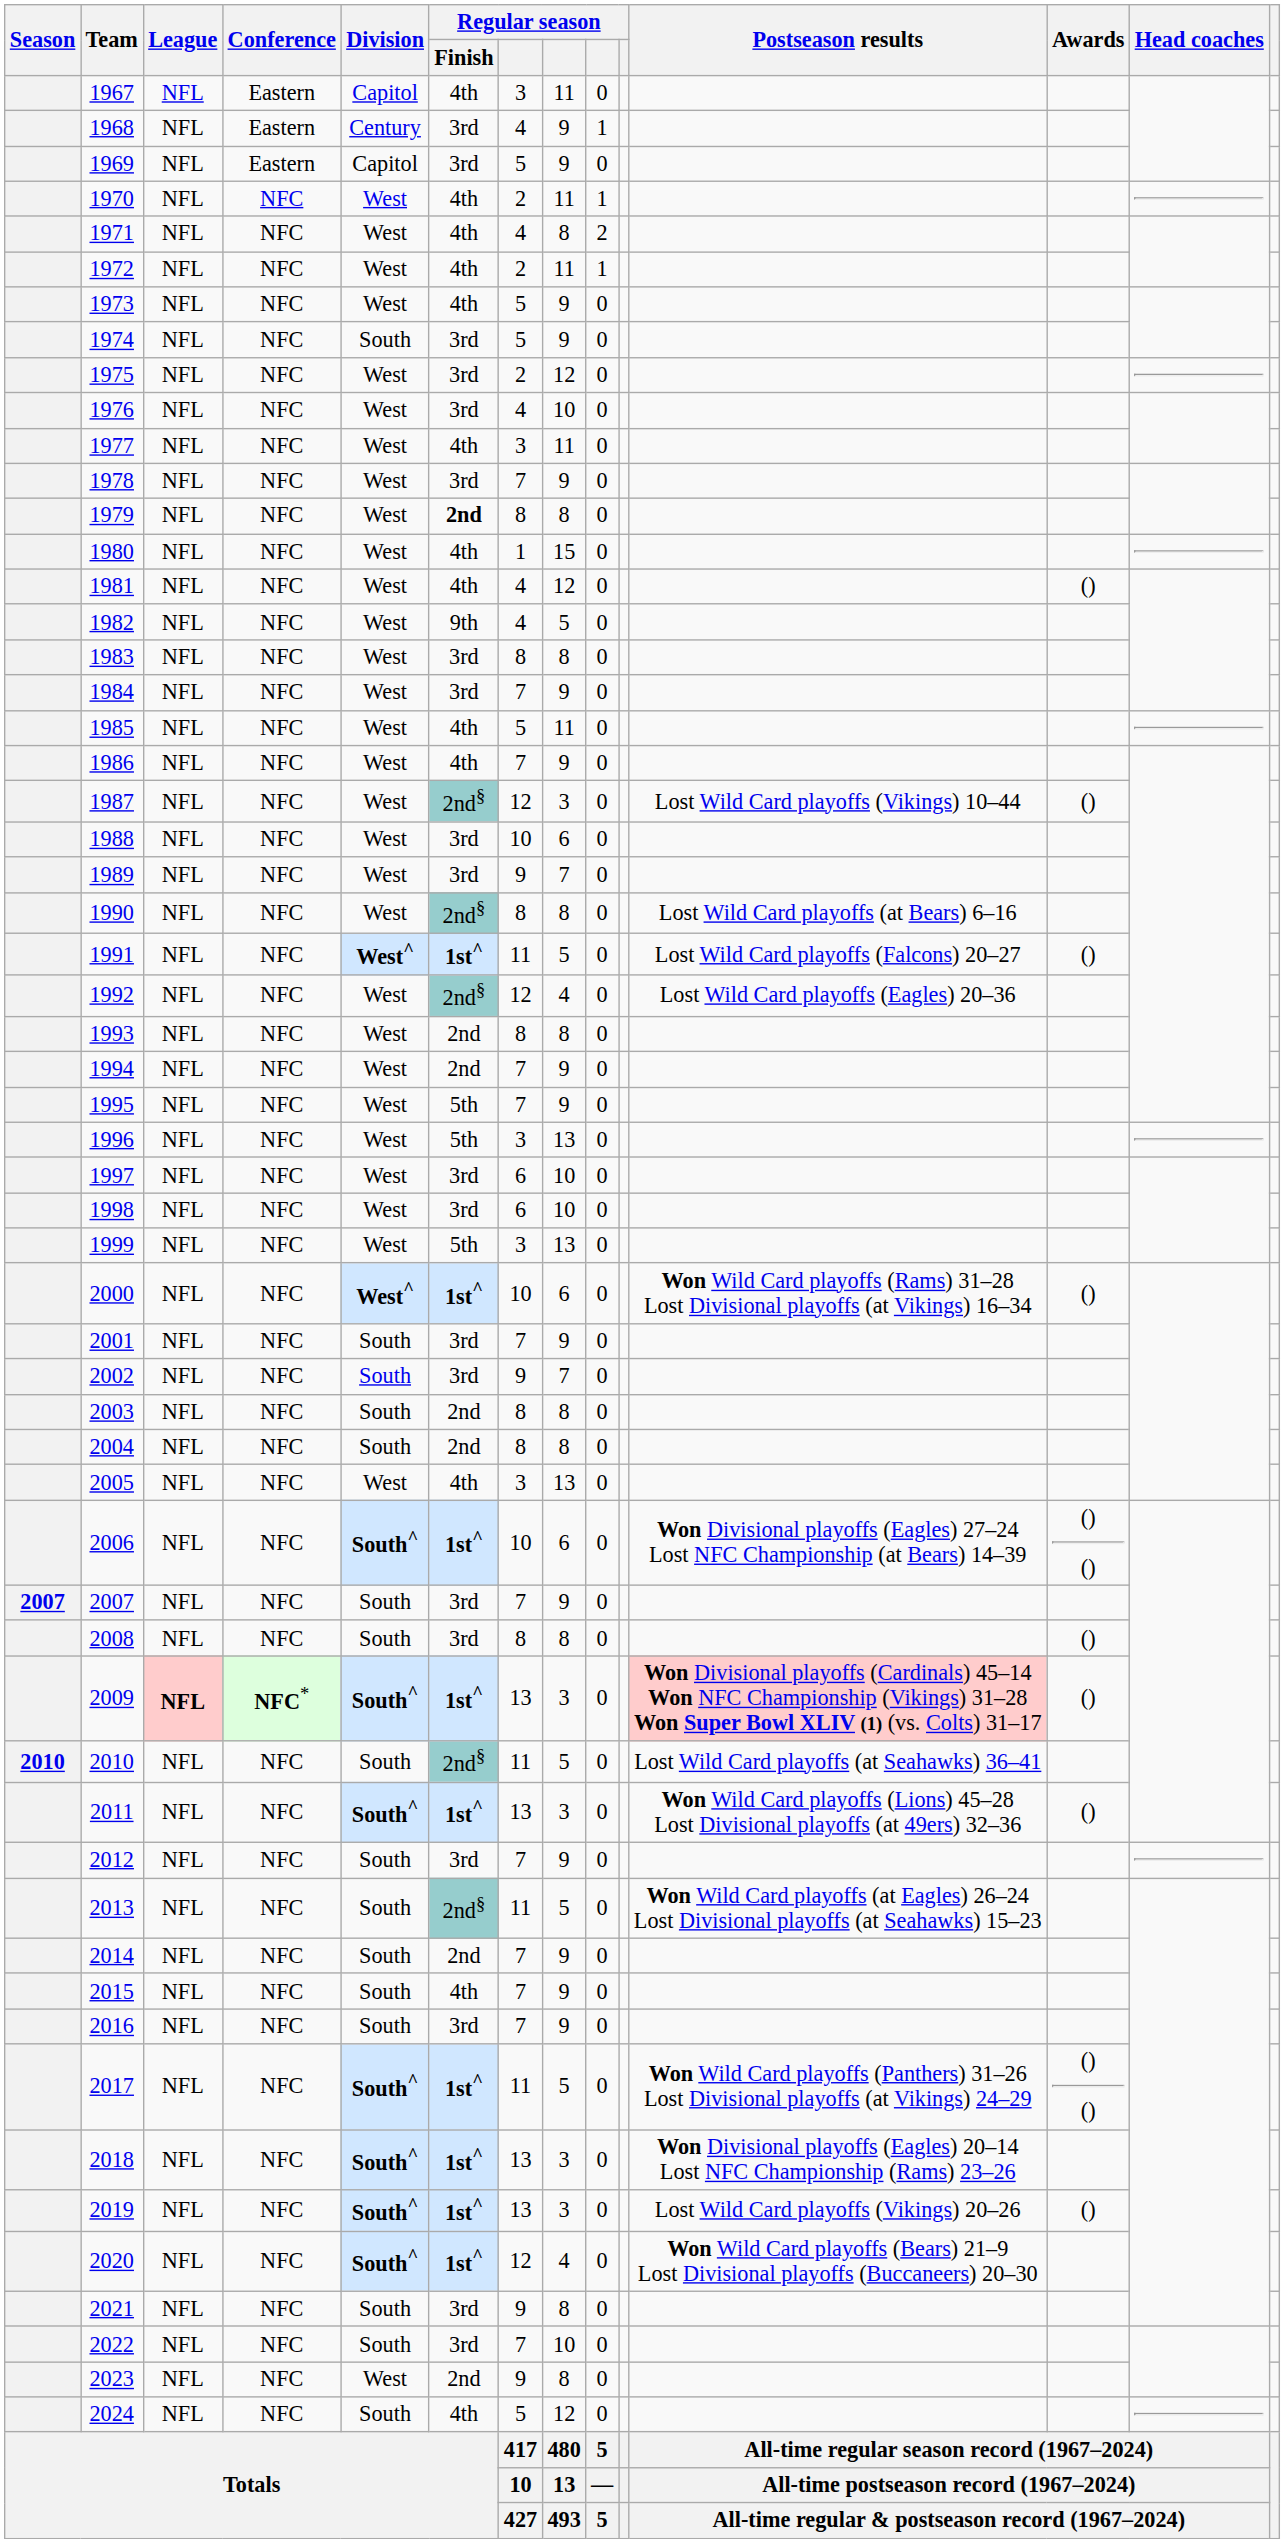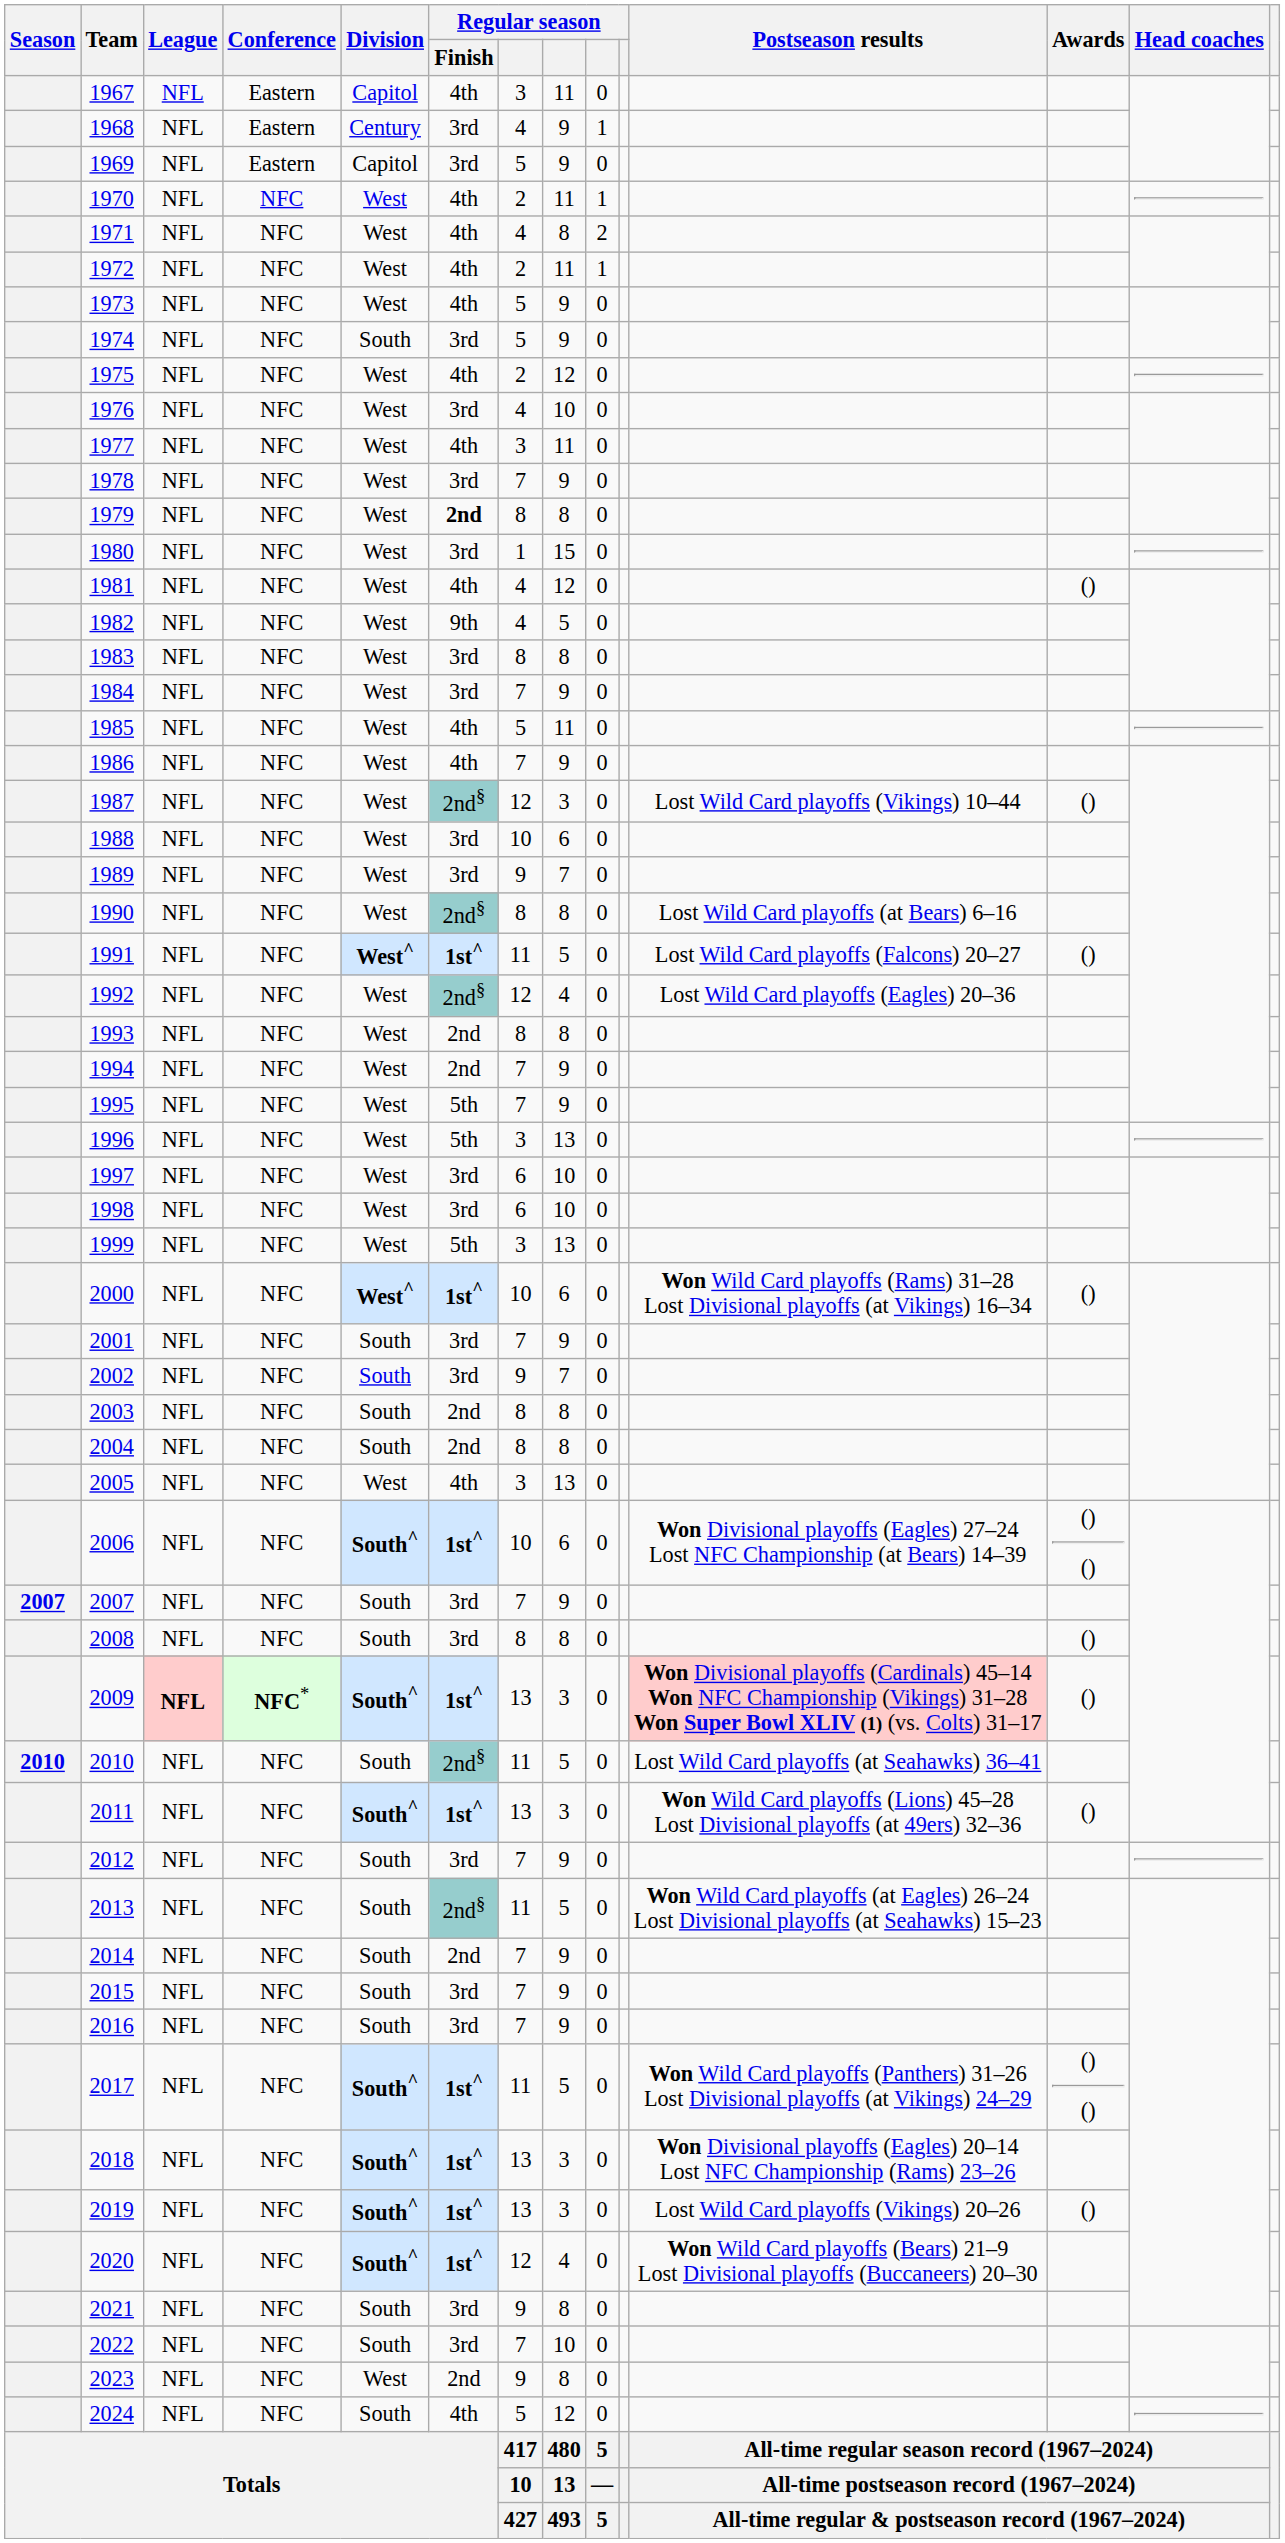(464, 374) 3rd -> (464, 374) 4th
(464, 551) 4th -> (464, 551) 3rd
(464, 1990) 4th -> (464, 1990) 3rd
